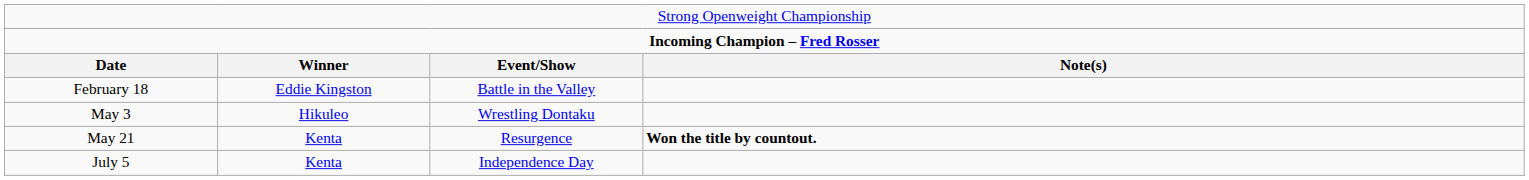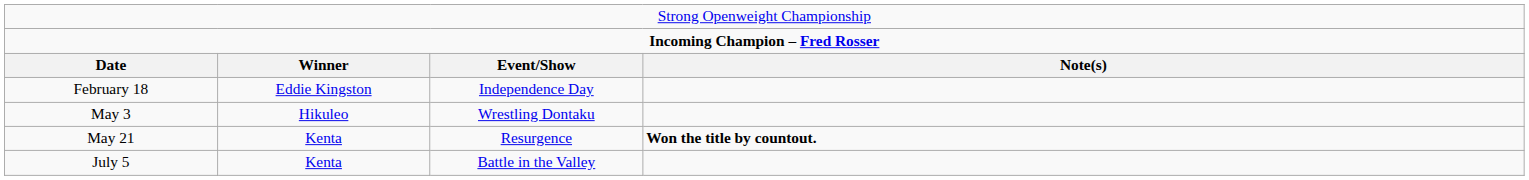(536, 89) Battle in the Valley -> (536, 89) Independence Day
(536, 162) Independence Day -> (536, 162) Battle in the Valley
